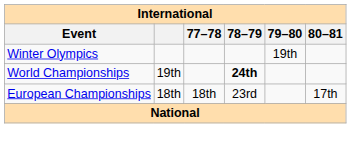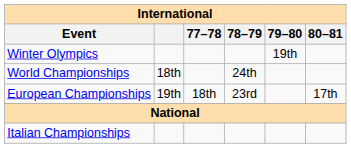(169, 73) 19th -> (169, 73) 18th
(244, 73) bold -> (244, 73) normal
(169, 93) 18th -> (169, 93) 19th
+ row: (69, 133)
